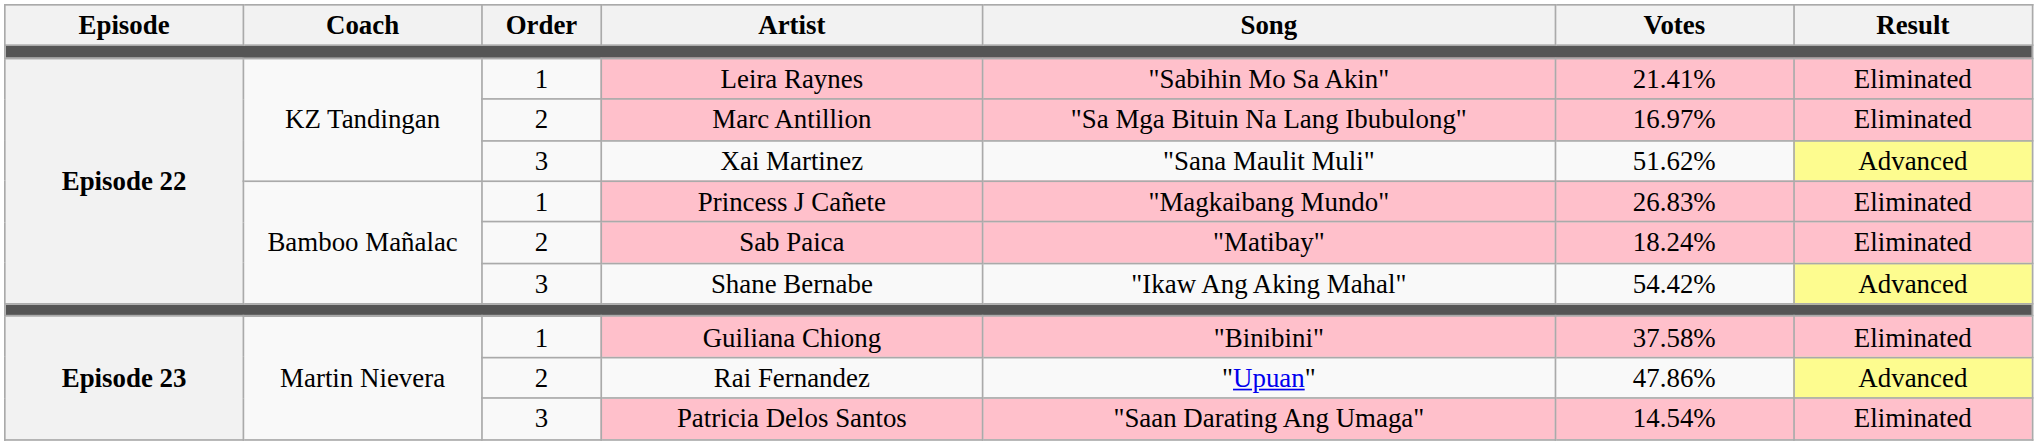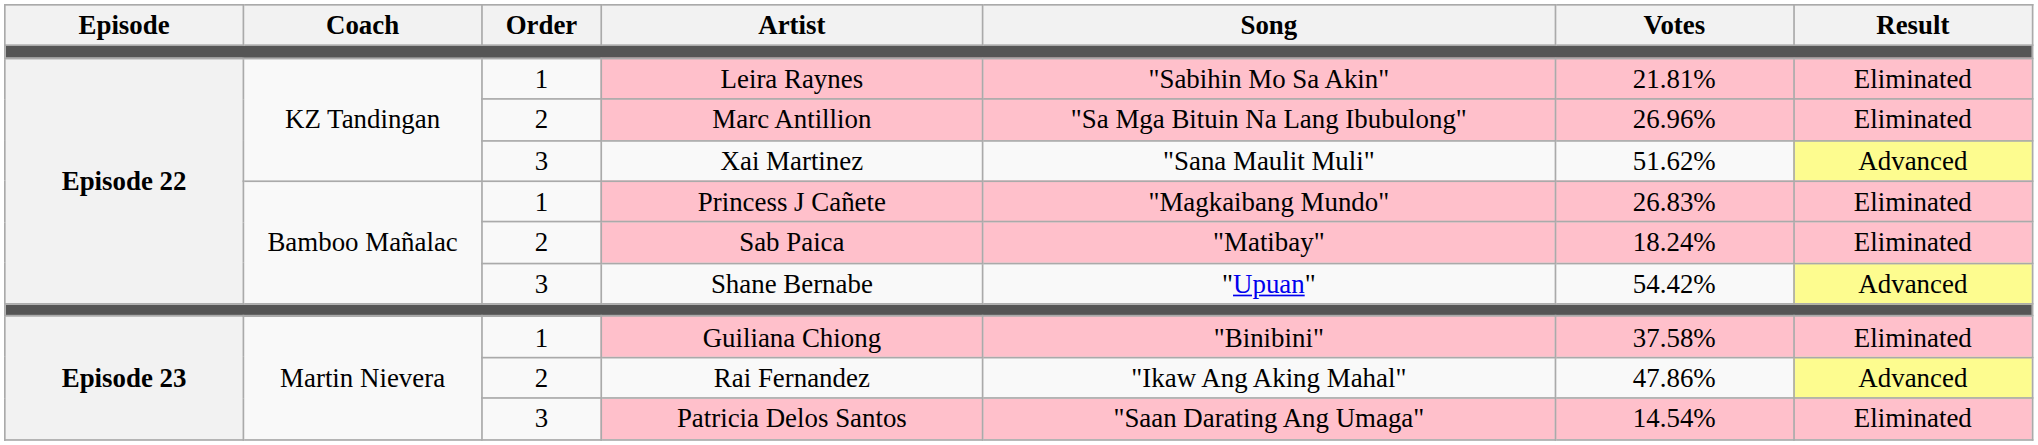(1674, 79) 21.41% -> (1674, 79) 21.81%
(1674, 120) 16.97% -> (1674, 120) 26.96%
(1269, 283) "Ikaw Ang Aking Mahal" -> (1269, 283) "Upuan"
(1269, 378) "Upuan" -> (1269, 378) "Ikaw Ang Aking Mahal"
